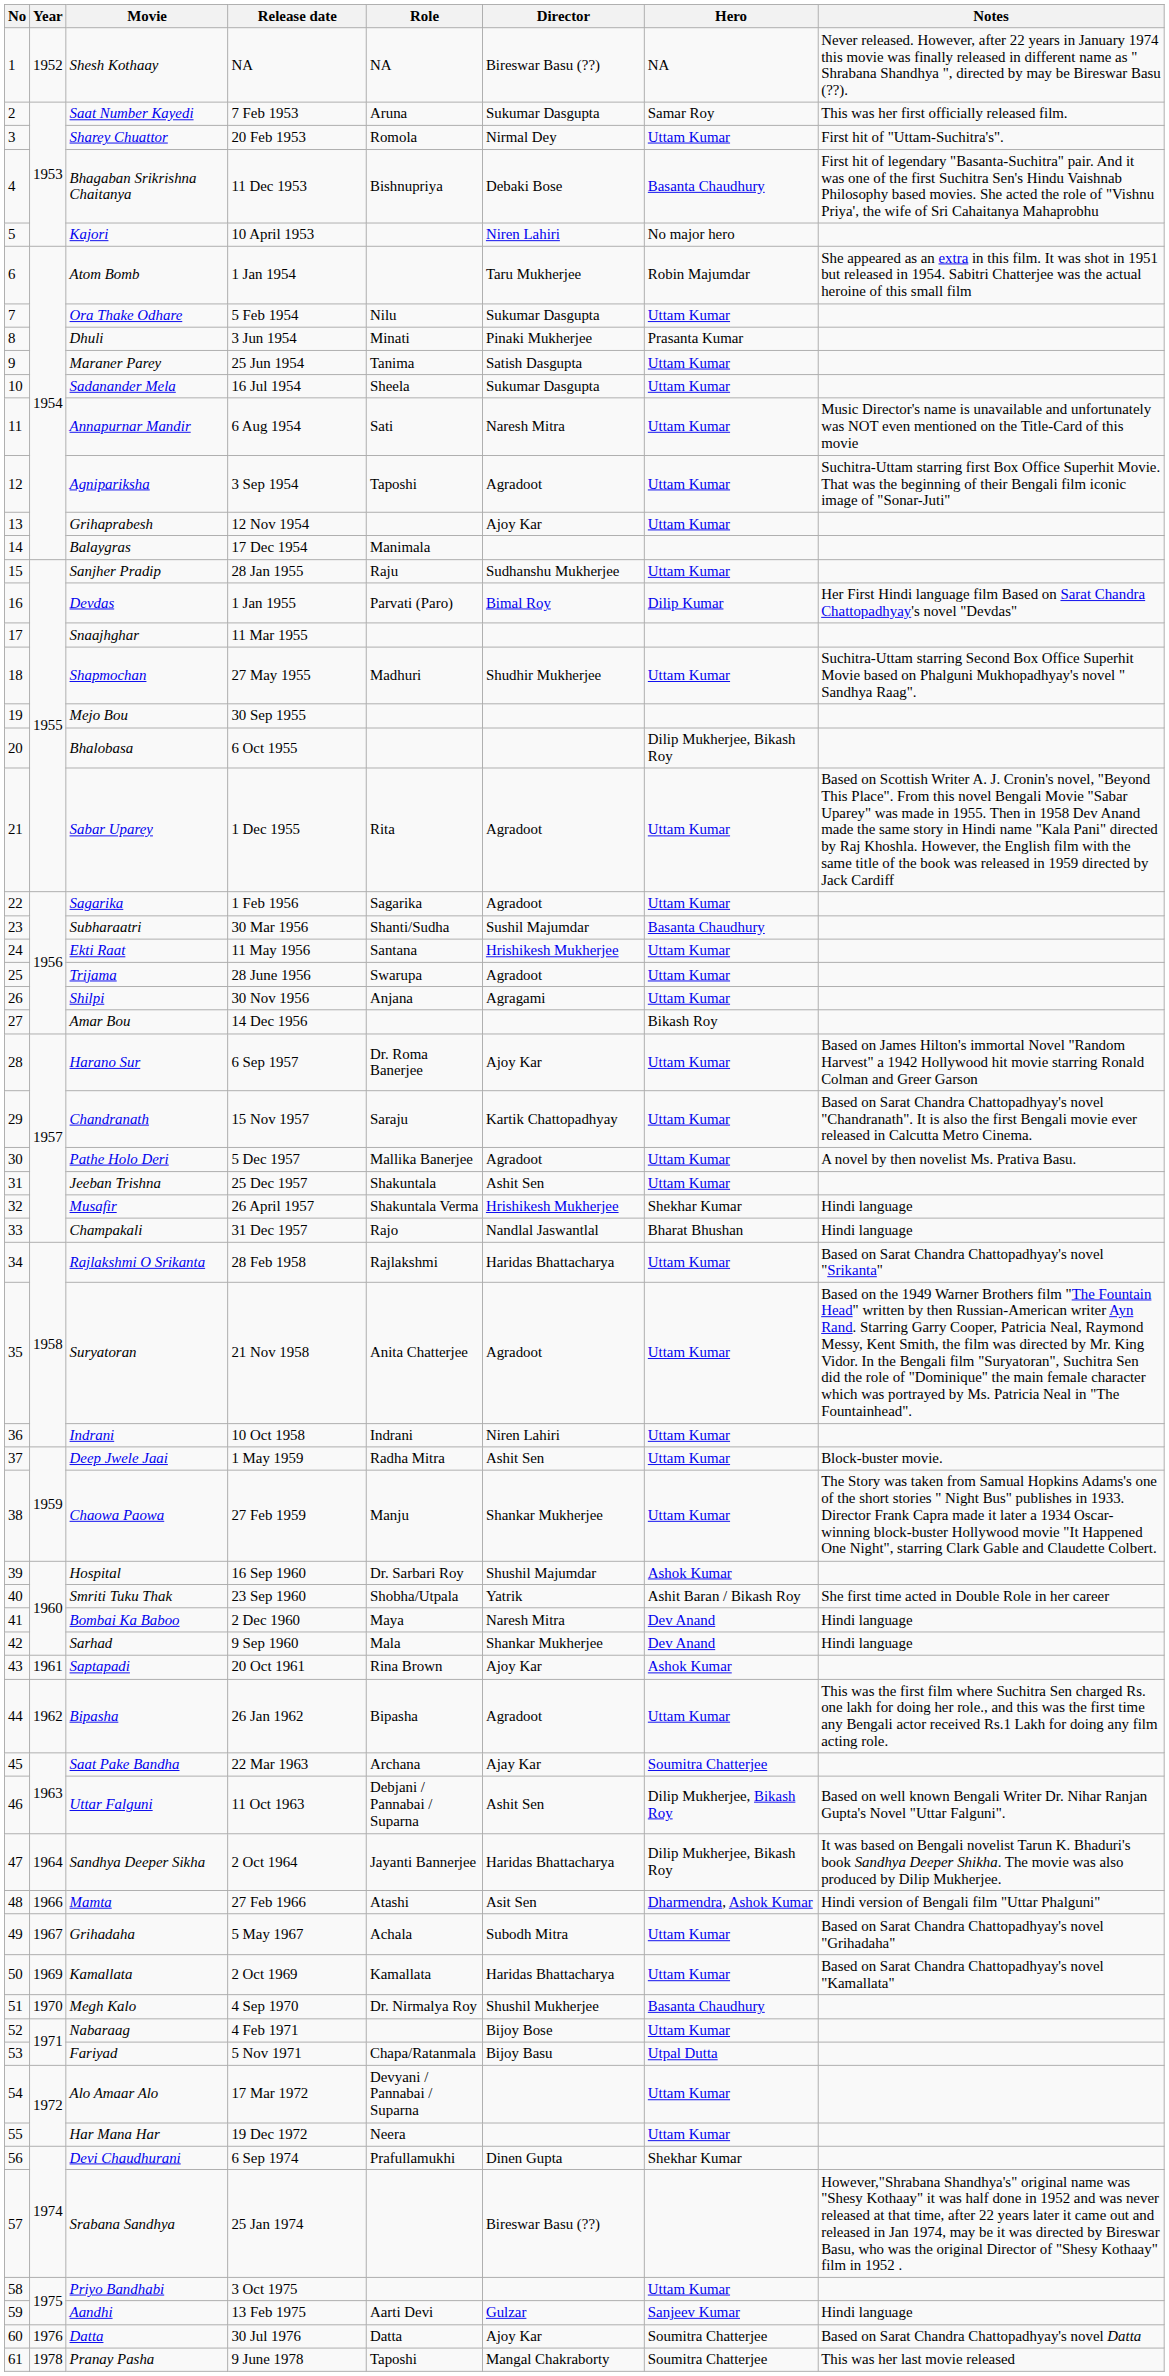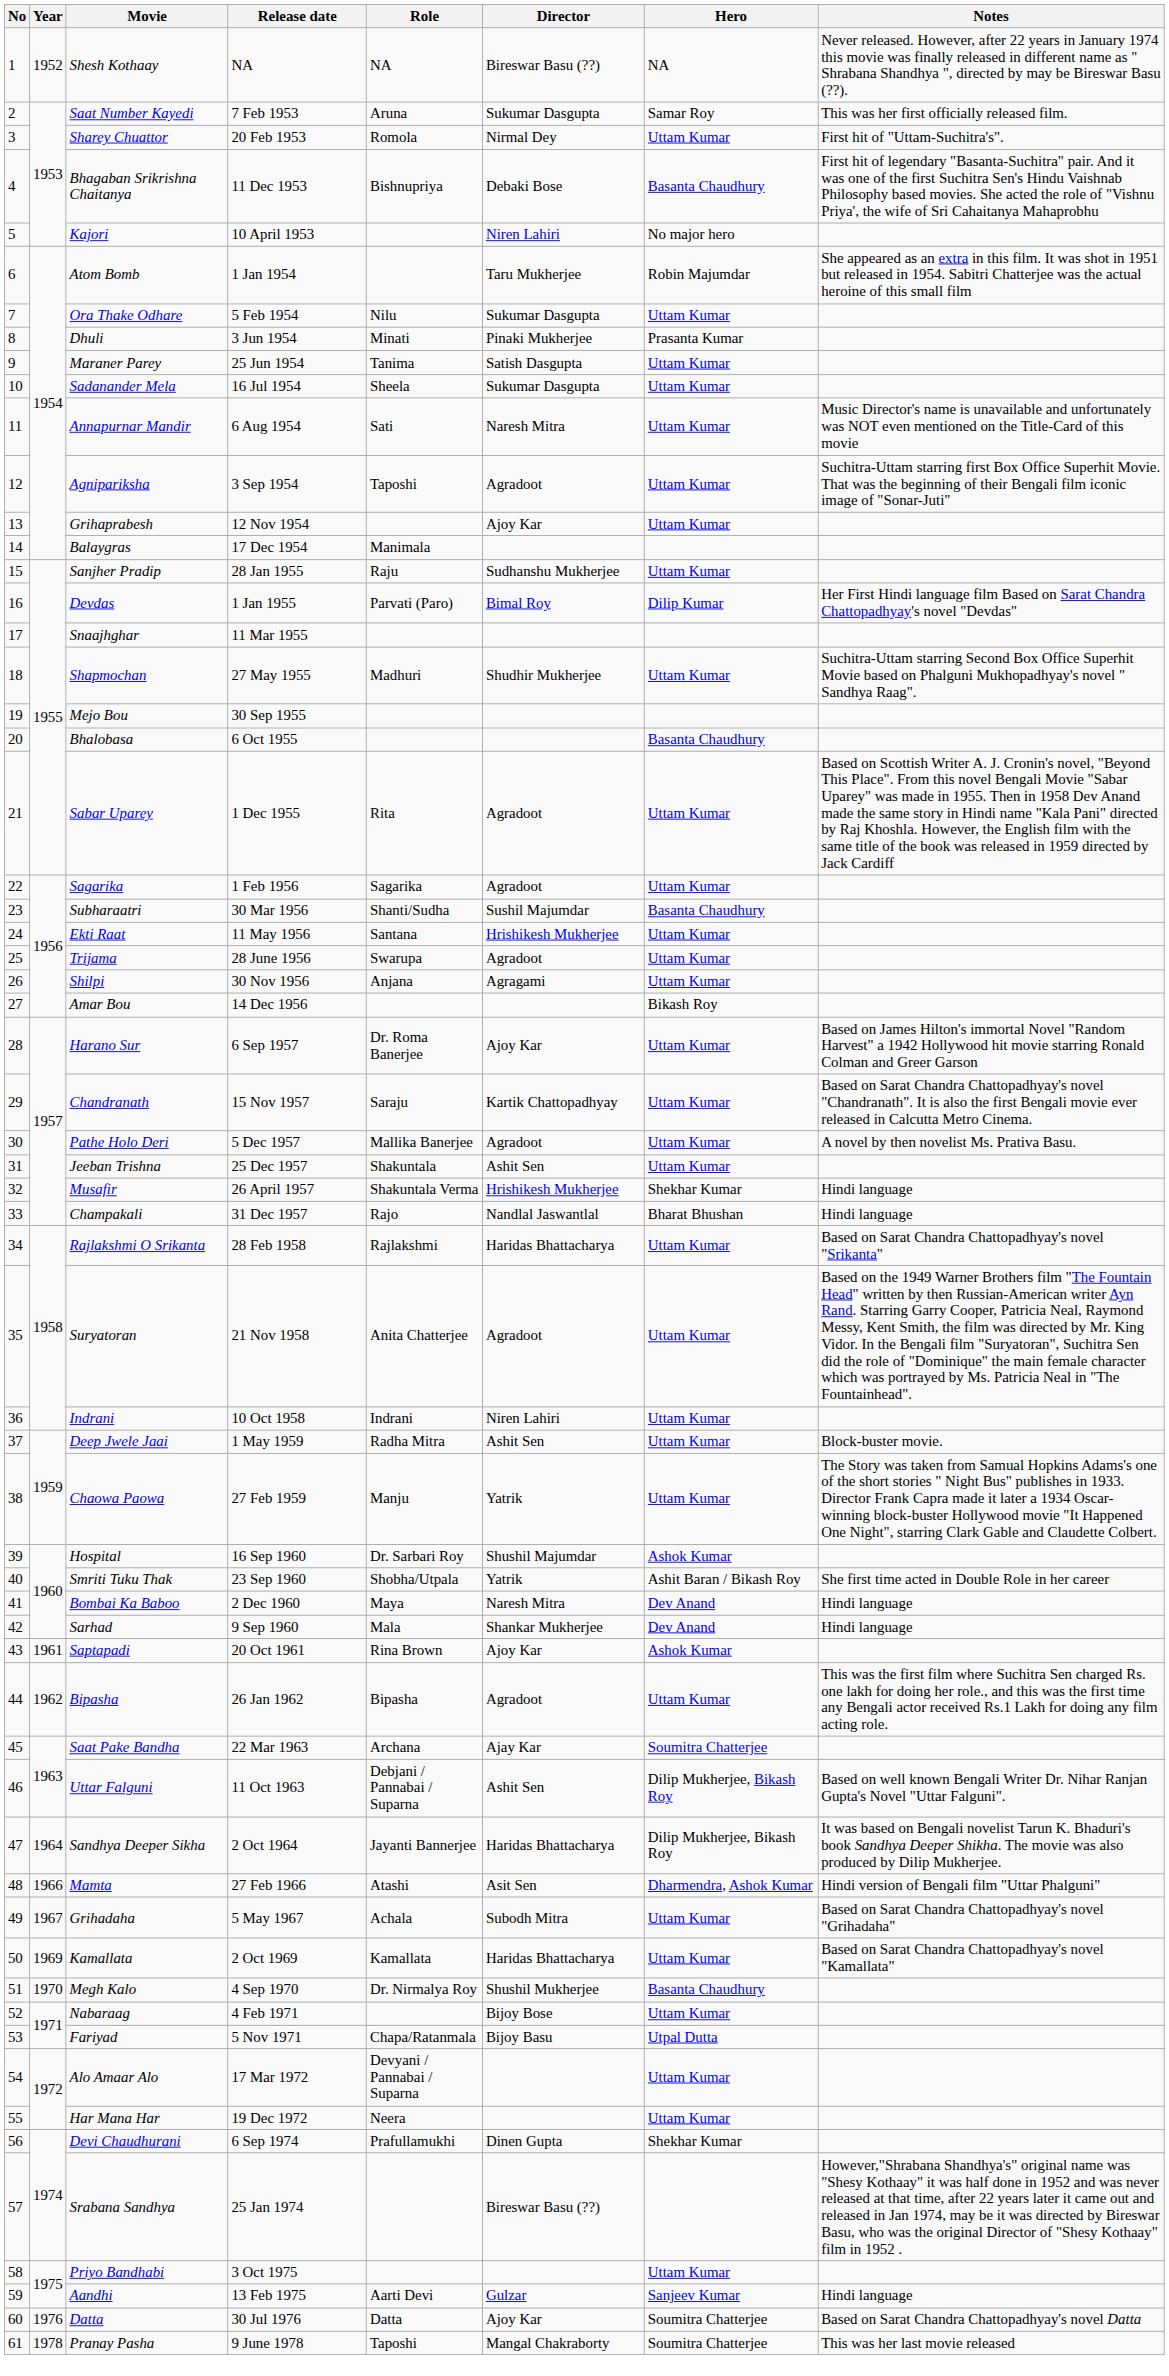(722, 747) Dilip Mukherjee, Bikash Roy -> (706, 739) Basanta Chaudhury
(544, 1515) Shankar Mukherjee -> (504, 1498) Yatrik
